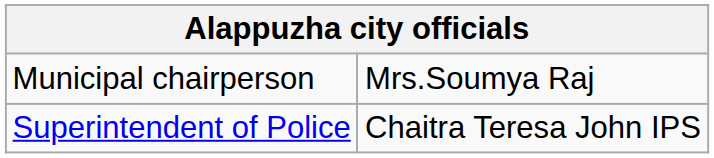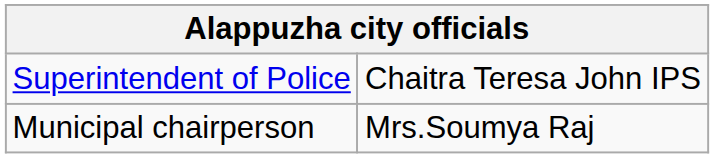rows swapped: (164, 78) <-> (182, 127)
